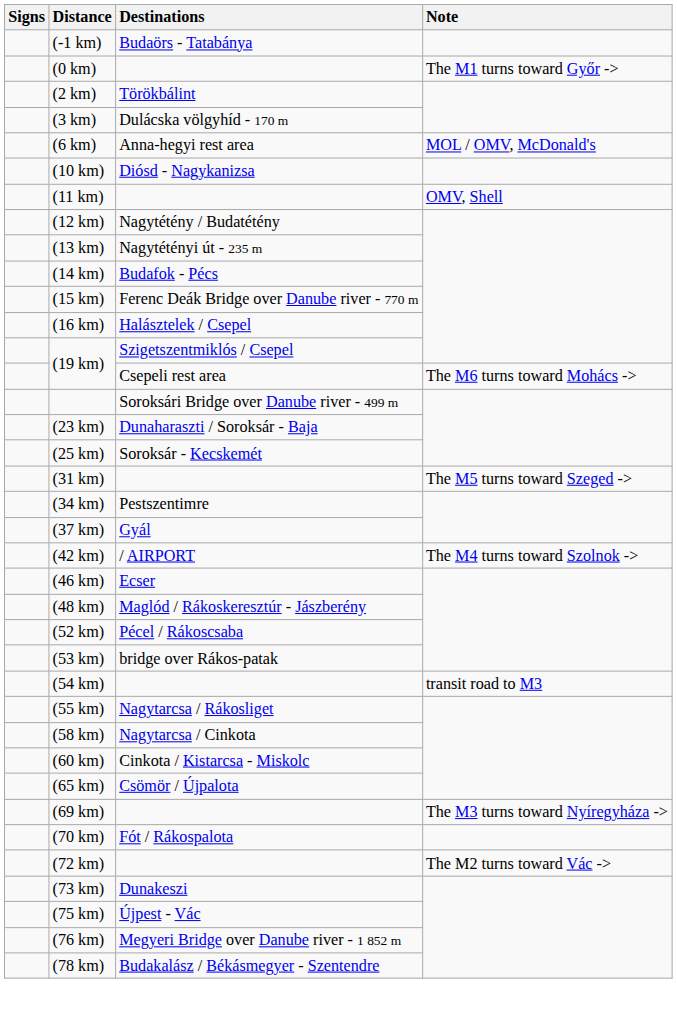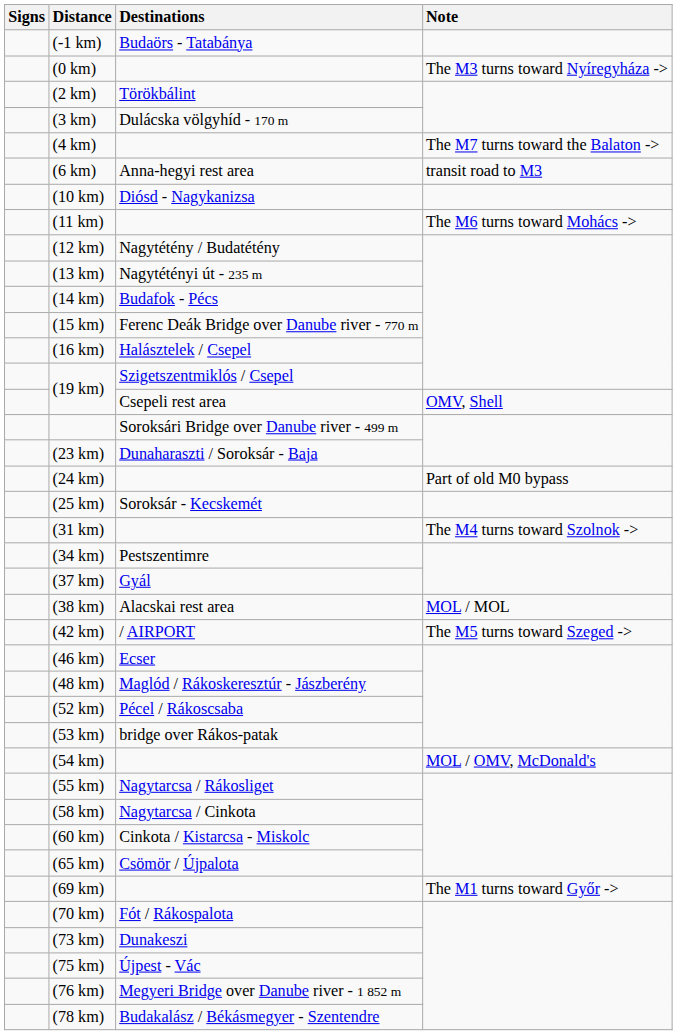(522, 68) The M1 turns toward Győr -> -> (547, 68) The M3 turns toward Nyíregyháza ->
+ row: (74, 145)
(511, 145) MOL / OMV, McDonald's -> (484, 171) transit road to M3
(464, 196) OMV, Shell -> (531, 222) The M6 turns toward Mohács ->
(531, 376) The M6 turns toward Mohács -> -> (464, 401) OMV, Shell
+ row: (78, 478)
(529, 478) The M5 turns toward Szeged -> -> (532, 529) The M4 turns toward Szolnok ->
+ row: (78, 606)
(532, 555) The M4 turns toward Szolnok -> -> (529, 632) The M5 turns toward Szeged ->
(484, 683) transit road to M3 -> (511, 760) MOL / OMV, McDonald's
(547, 811) The M3 turns toward Nyíregyháza -> -> (522, 888) The M1 turns toward Győr ->
- row: (78, 863)
